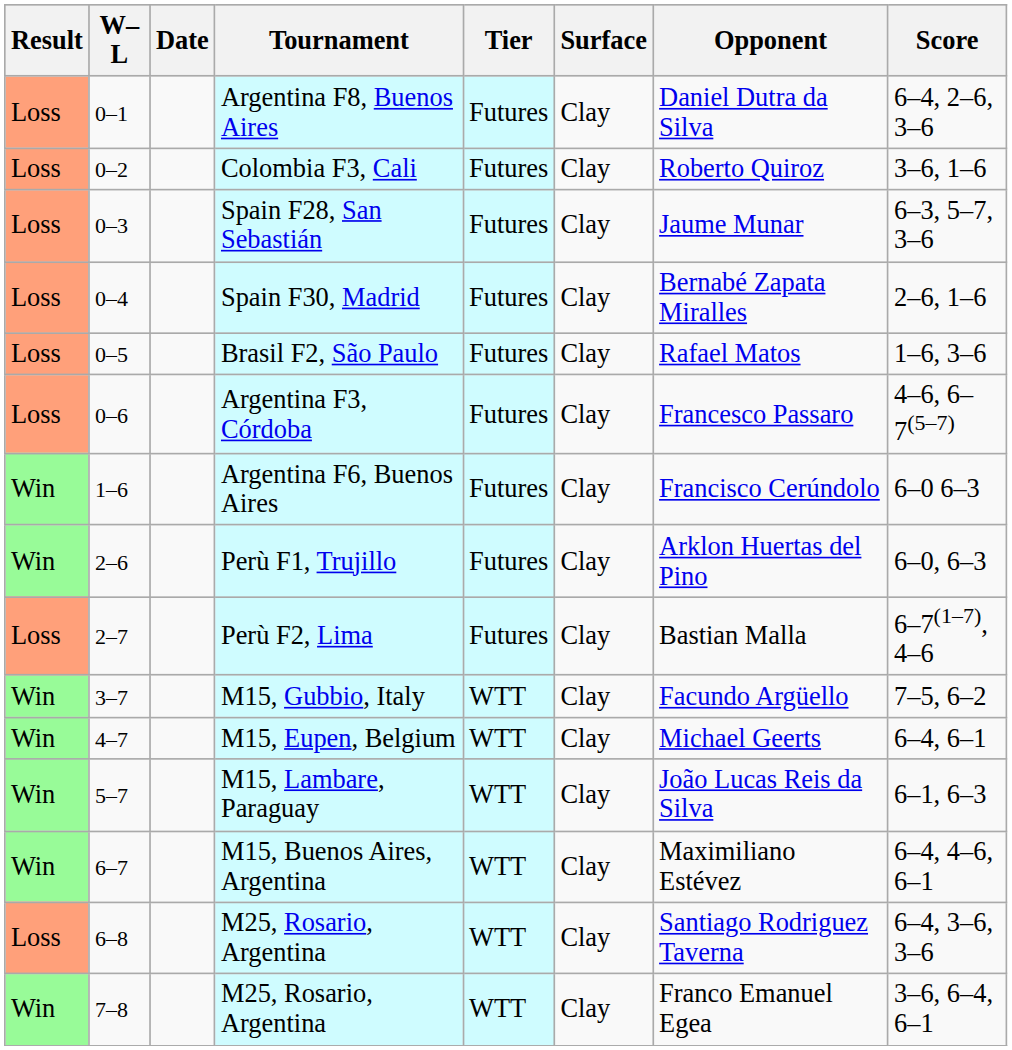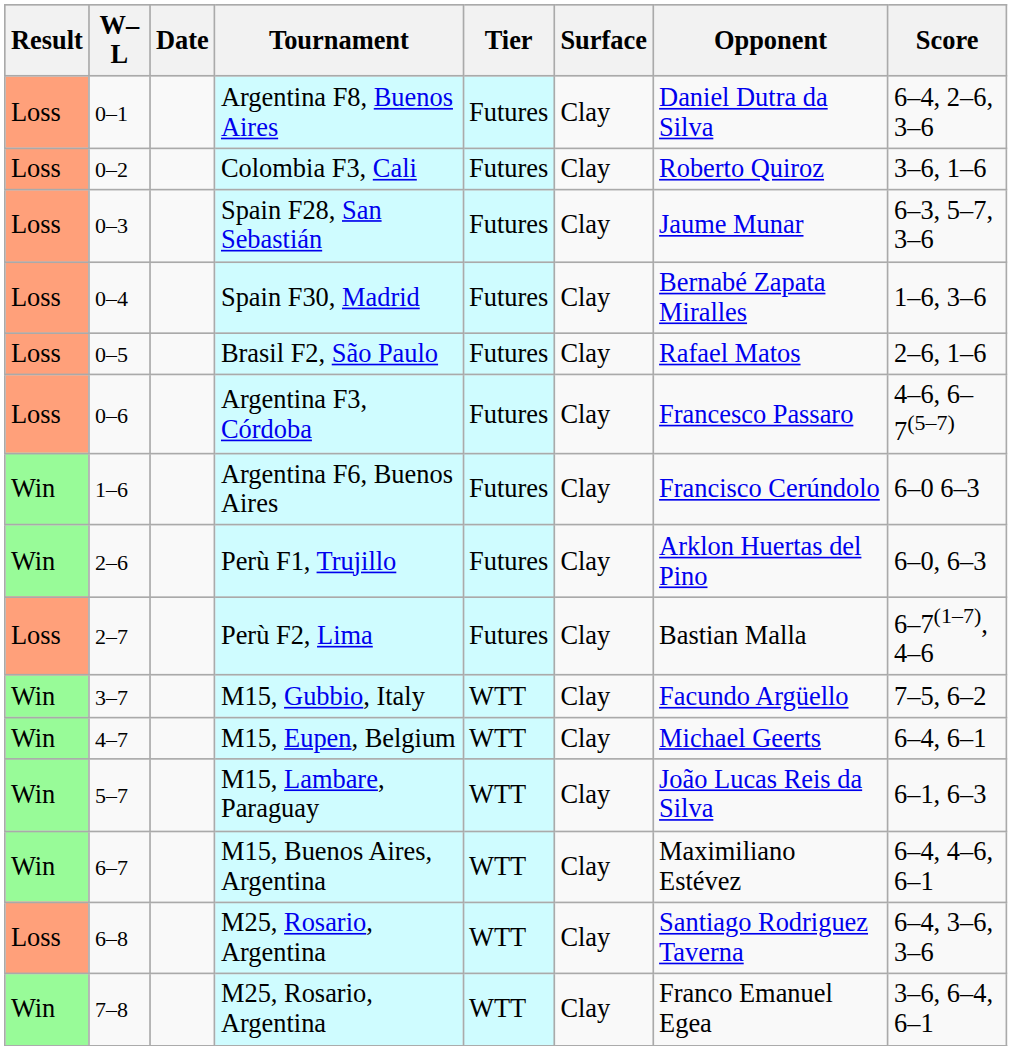(940, 296) 2–6, 1–6 -> (940, 296) 1–6, 3–6
(940, 353) 1–6, 3–6 -> (940, 353) 2–6, 1–6
